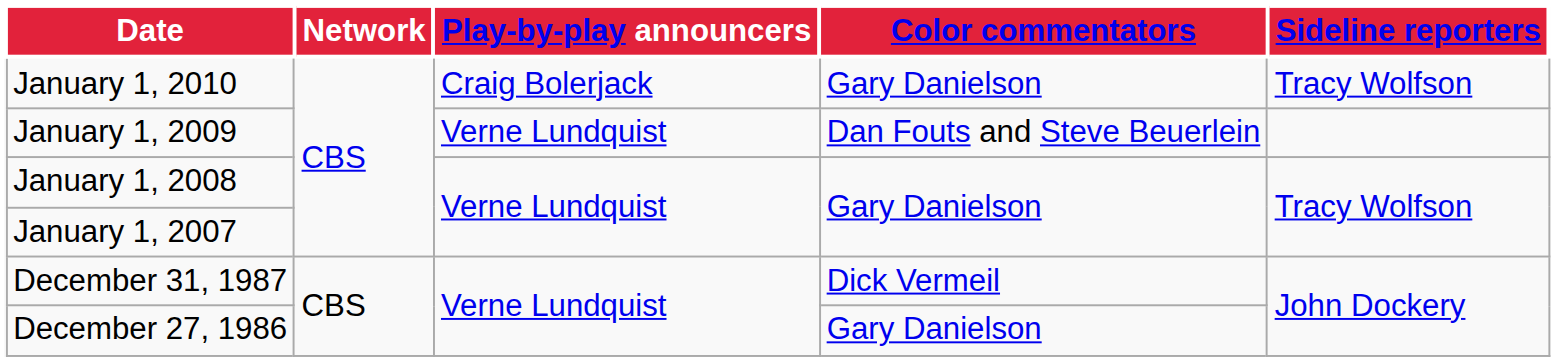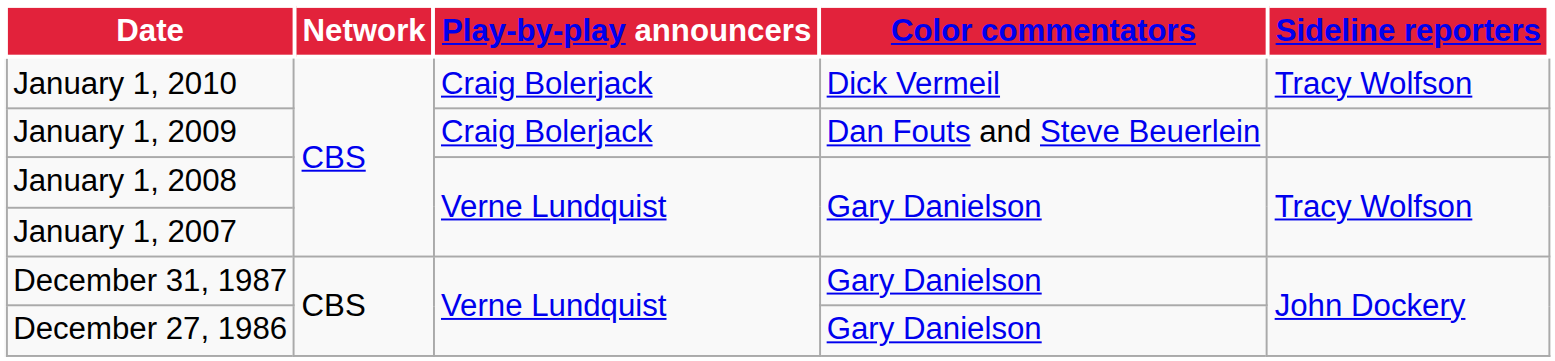(934, 82) Gary Danielson -> (913, 82) Dick Vermeil
(554, 132) Verne Lundquist -> (547, 132) Craig Bolerjack
(913, 280) Dick Vermeil -> (934, 280) Gary Danielson
